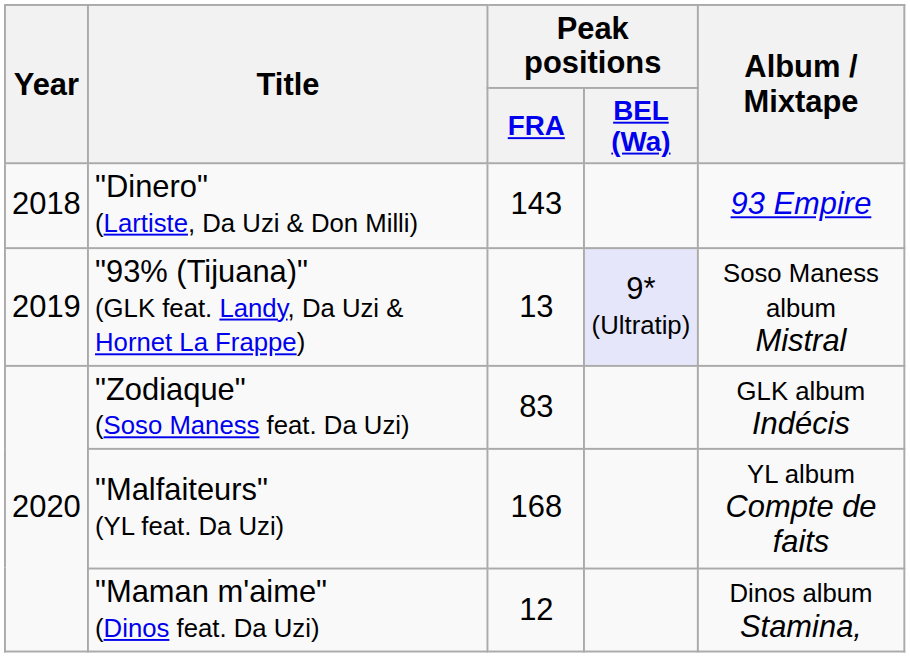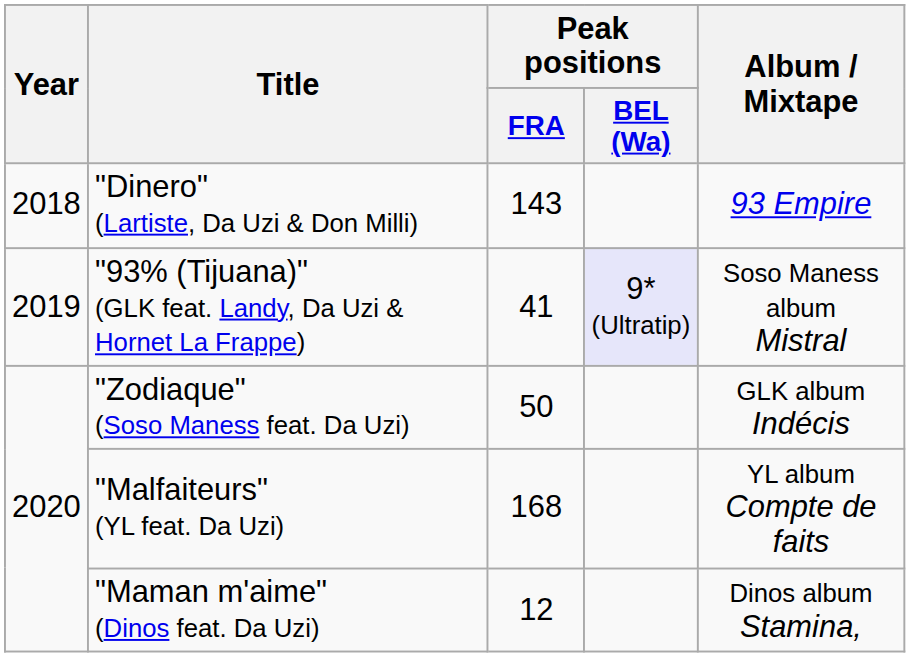(536, 305) 13 -> (536, 305) 41
(536, 407) 83 -> (536, 407) 50
